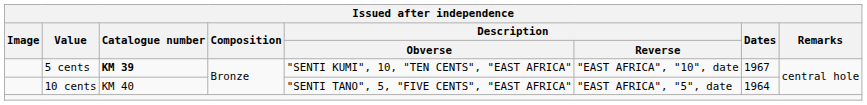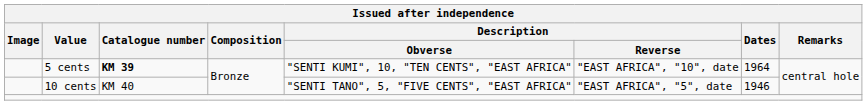(757, 67) 1967 -> (757, 67) 1964
(757, 86) 1964 -> (757, 86) 1946
